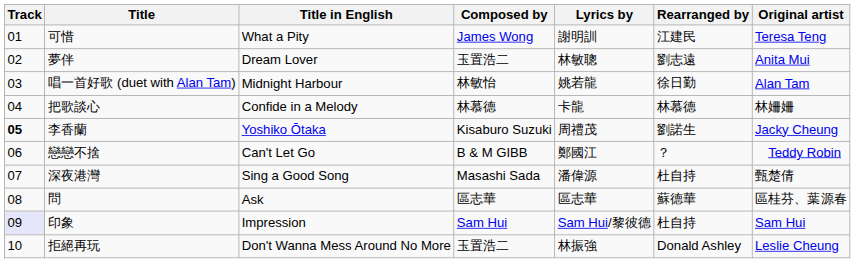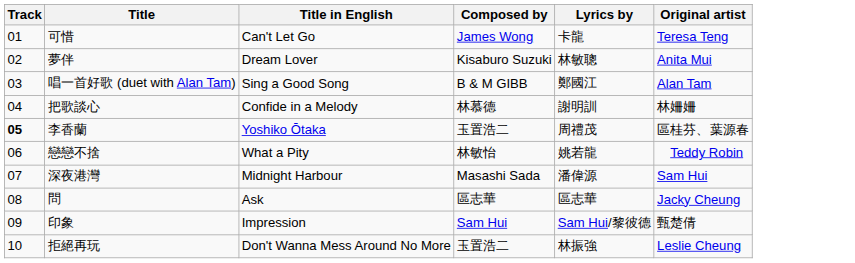- column: (703, 14)
(275, 36) What a Pity -> (278, 36) Can't Let Go
(577, 36) 謝明訓 -> (571, 36) 卡龍
(483, 59) 玉置浩二 -> (504, 60) Kisaburo Suzuki
(292, 83) Midnight Harbour -> (295, 83) Sing a Good Song
(477, 83) 林敏怡 -> (492, 83) B & M GIBB
(577, 83) 姚若龍 -> (577, 83) 鄭國江
(571, 106) 卡龍 -> (577, 106) 謝明訓
(504, 130) Kisaburo Suzuki -> (483, 129) 玉置浩二
(797, 130) Jacky Cheung -> (703, 129) 區桂芬、葉源春
(278, 153) Can't Let Go -> (275, 153) What a Pity
(492, 153) B & M GIBB -> (477, 152) 林敏怡
(577, 152) 鄭國江 -> (577, 152) 姚若龍
(295, 176) Sing a Good Song -> (292, 176) Midnight Harbour
(775, 176) 甄楚倩 -> (682, 176) Sam Hui
(801, 199) 區桂芬、葉源春 -> (699, 199) Jacky Cheung
(15, 223) lavender background -> (15, 223) no background
(780, 223) Sam Hui -> (677, 222) 甄楚倩
